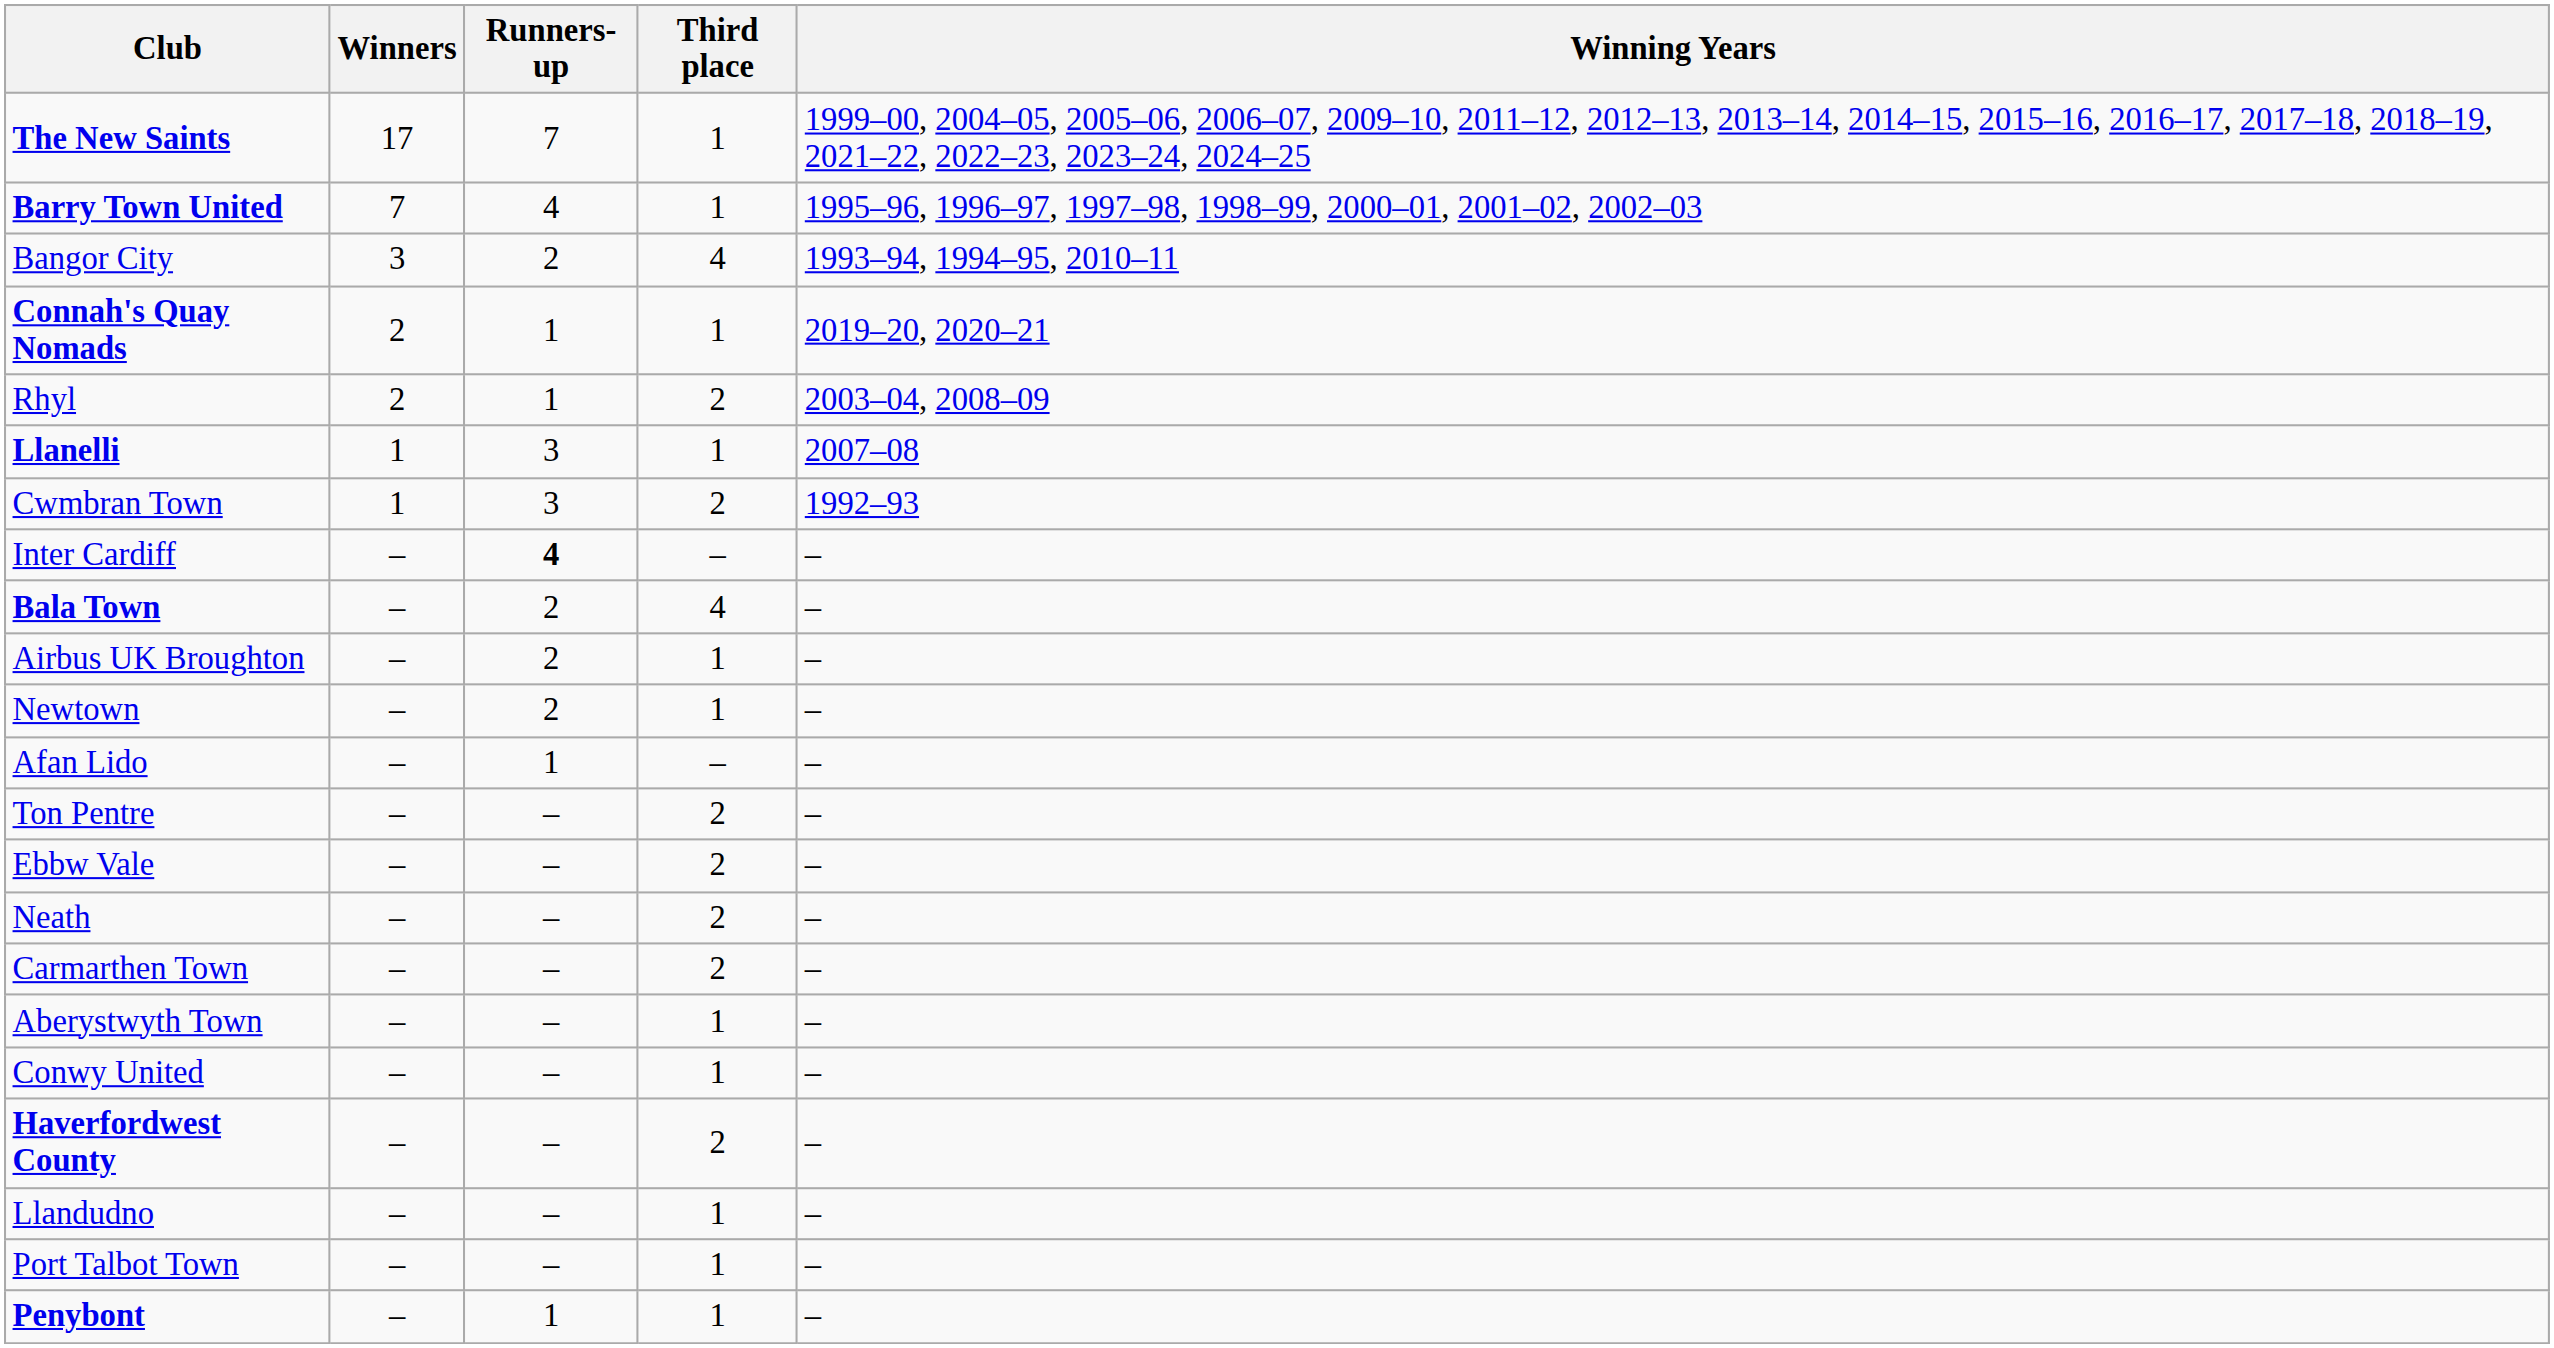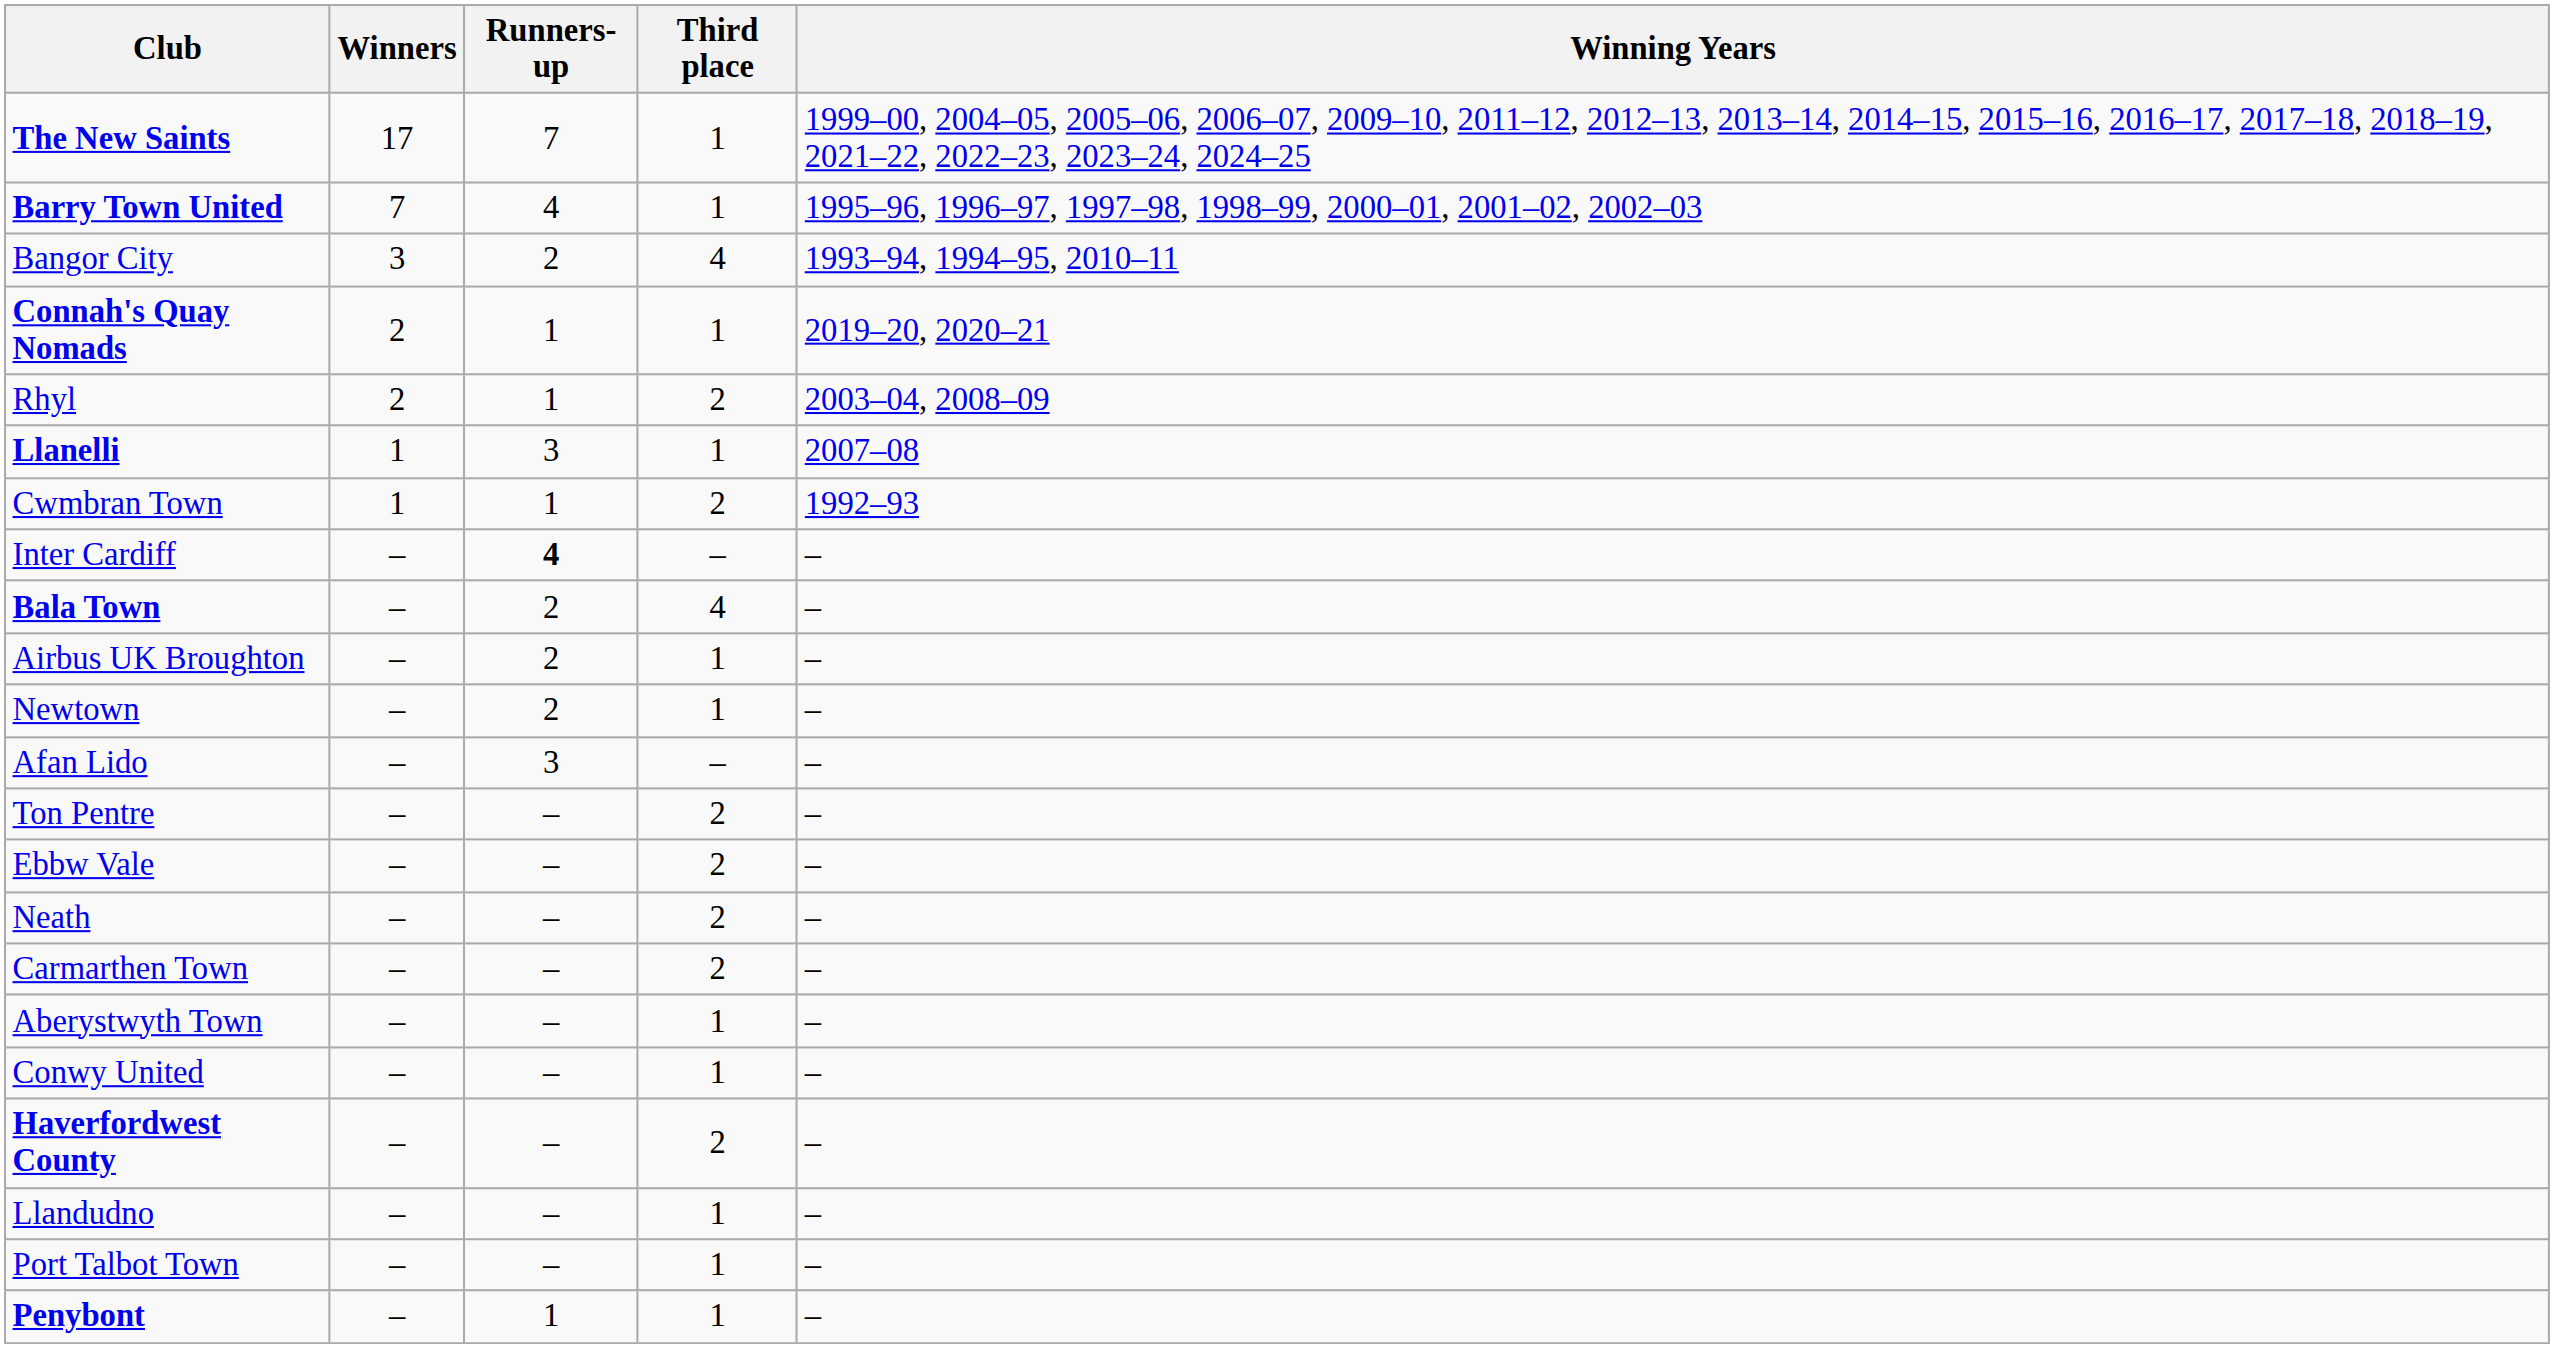(551, 502) 3 -> (551, 502) 1
(551, 761) 1 -> (551, 761) 3
